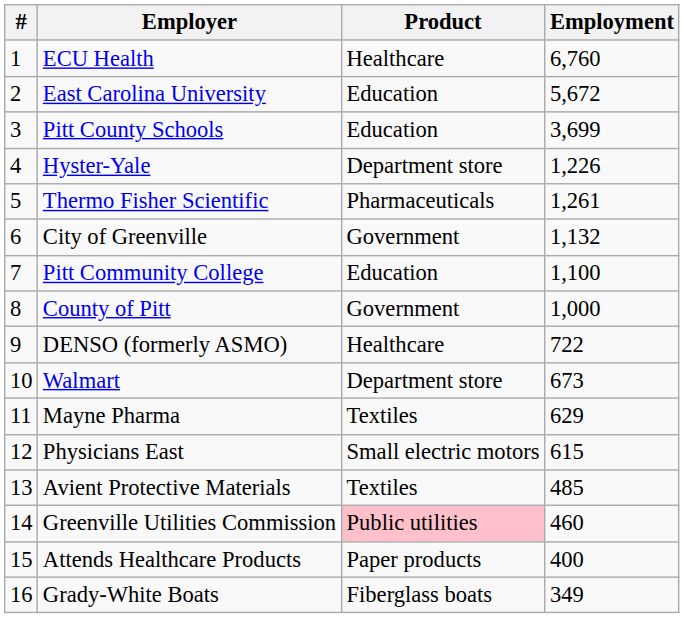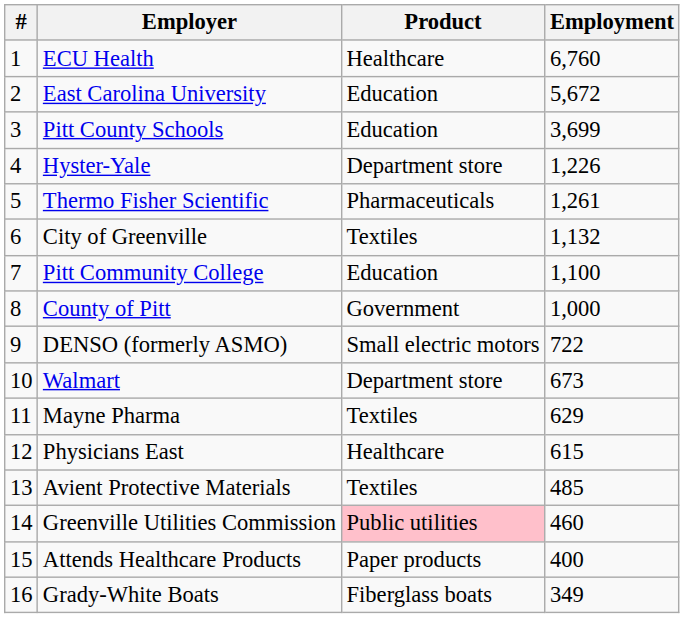(403, 237) Government -> (382, 237) Textiles
(395, 344) Healthcare -> (443, 344) Small electric motors
(443, 451) Small electric motors -> (395, 451) Healthcare
